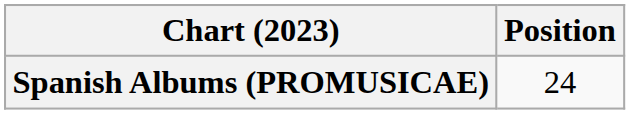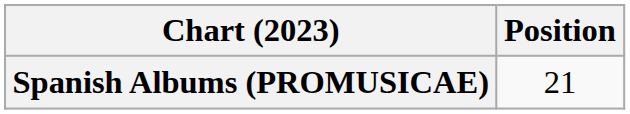(560, 81) 24 -> (560, 81) 21
